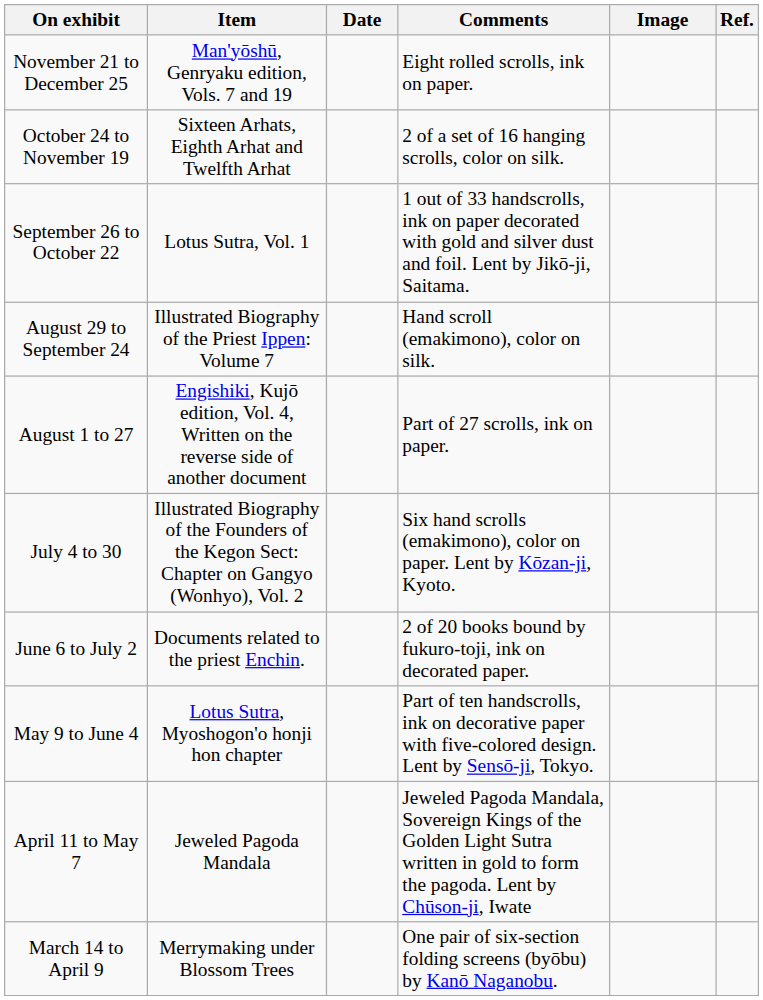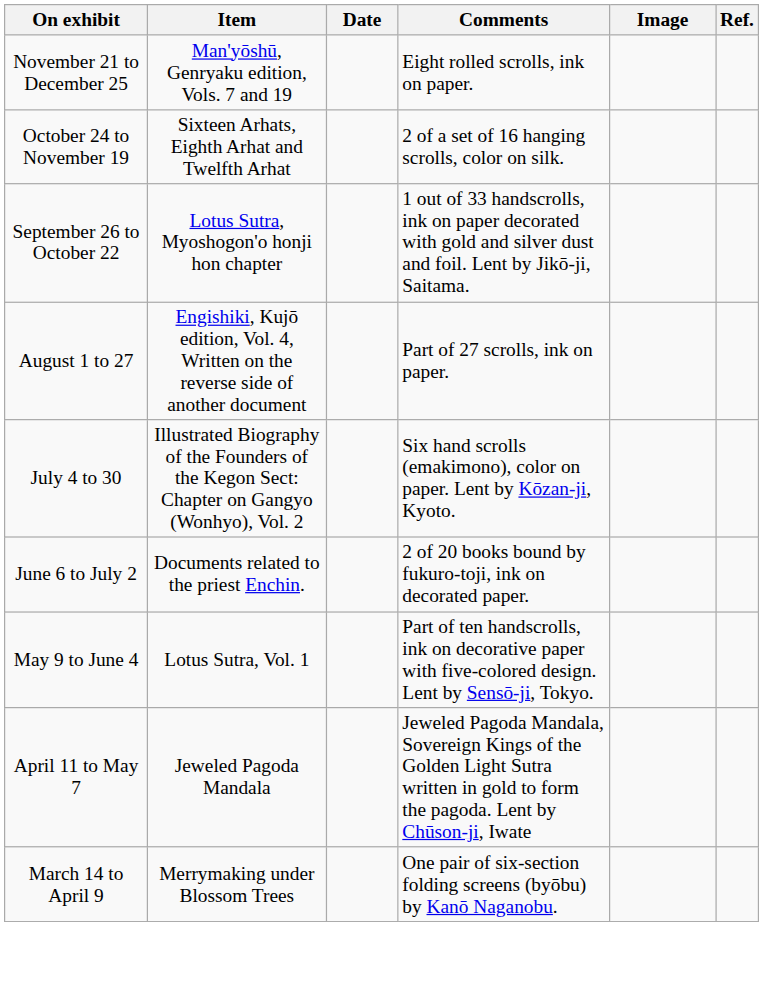(237, 242) Lotus Sutra, Vol. 1 -> (237, 242) Lotus Sutra, Myoshogon'o honji hon chapter
- row: (76, 338)
(237, 733) Lotus Sutra, Myoshogon'o honji hon chapter -> (237, 659) Lotus Sutra, Vol. 1
